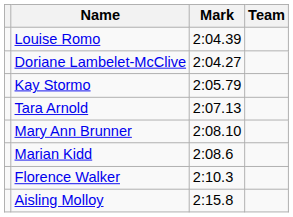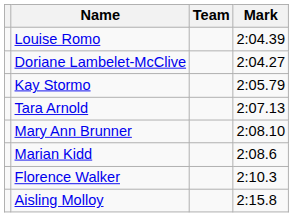columns swapped: (267, 16) <-> (217, 16)
